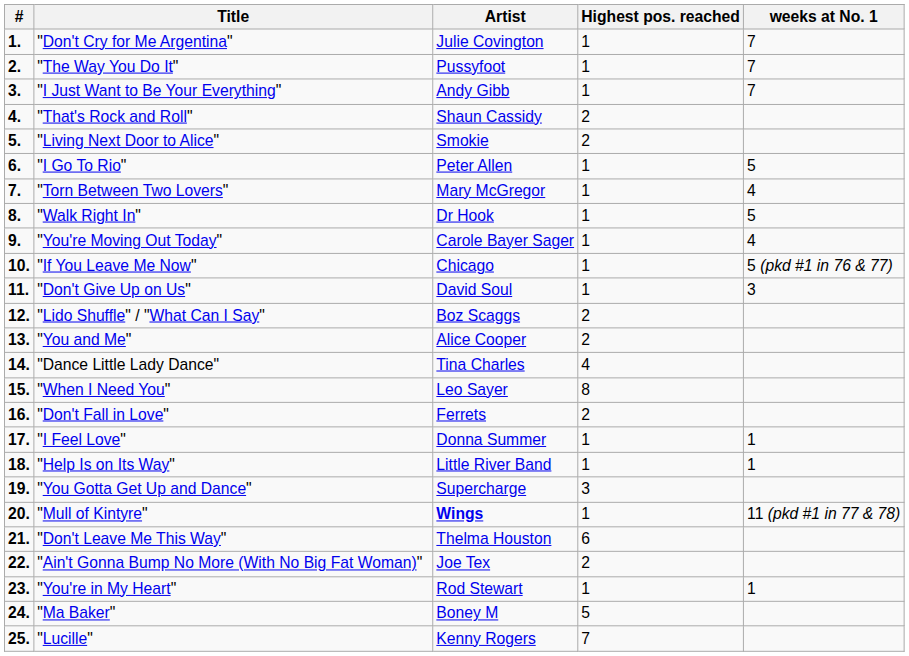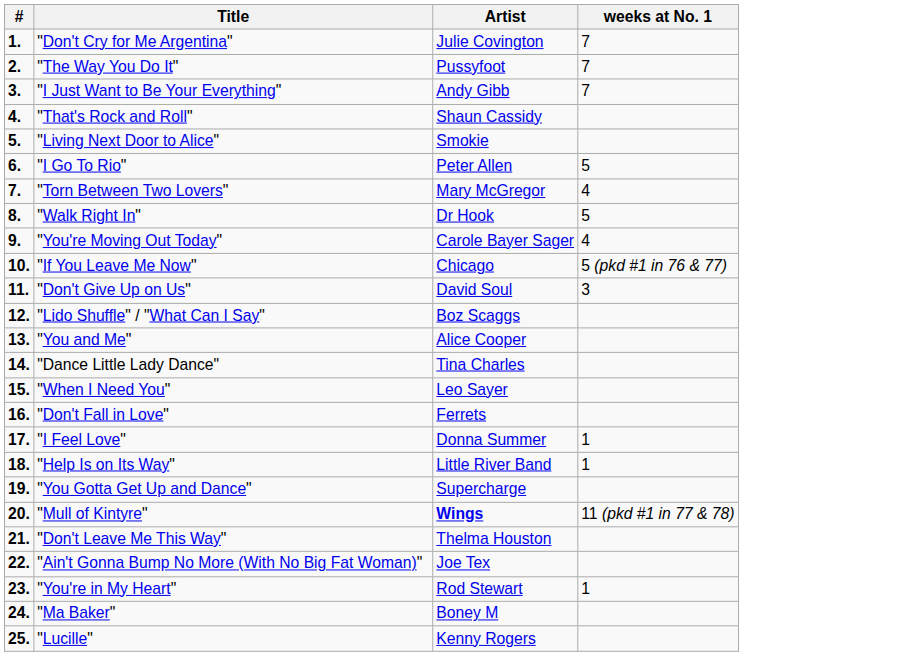- column: (661, 16)
